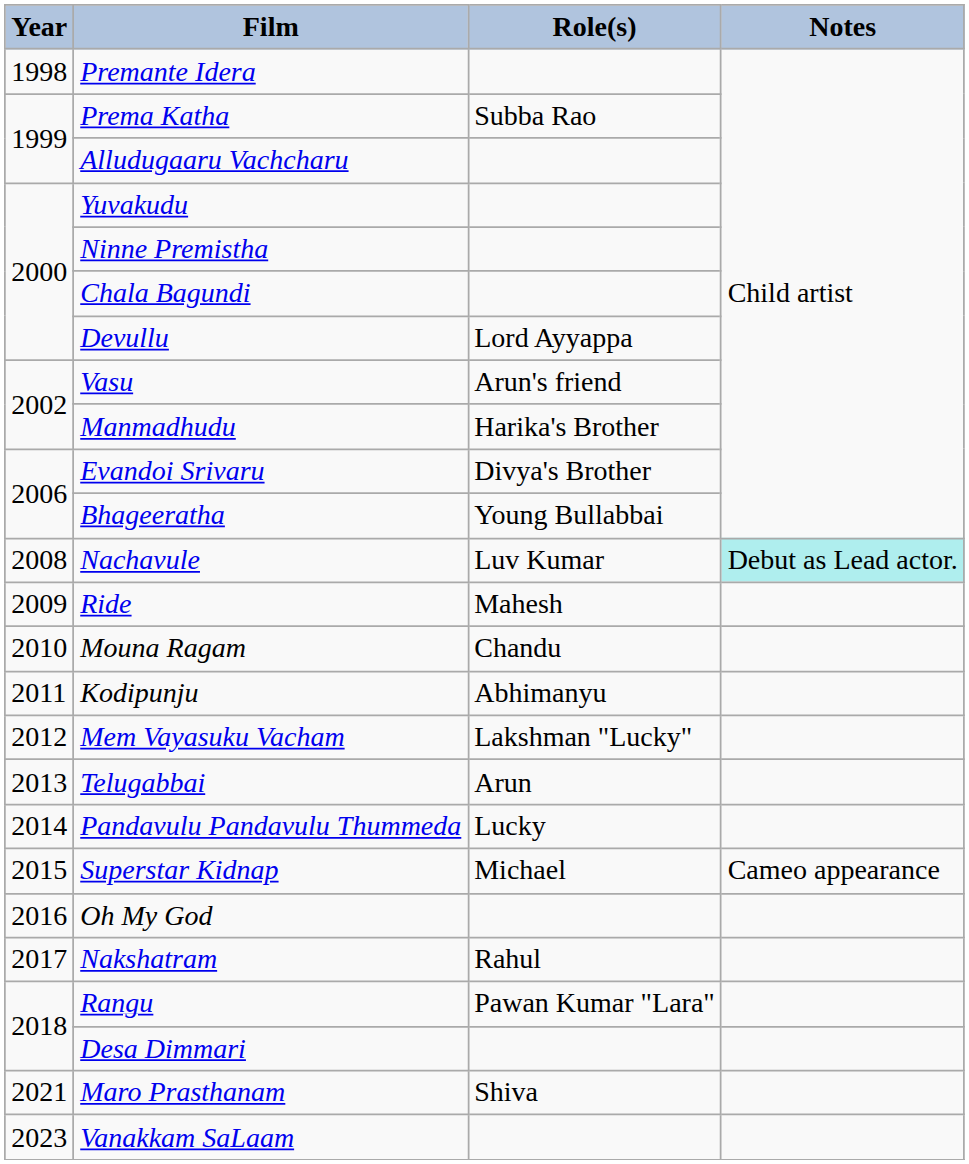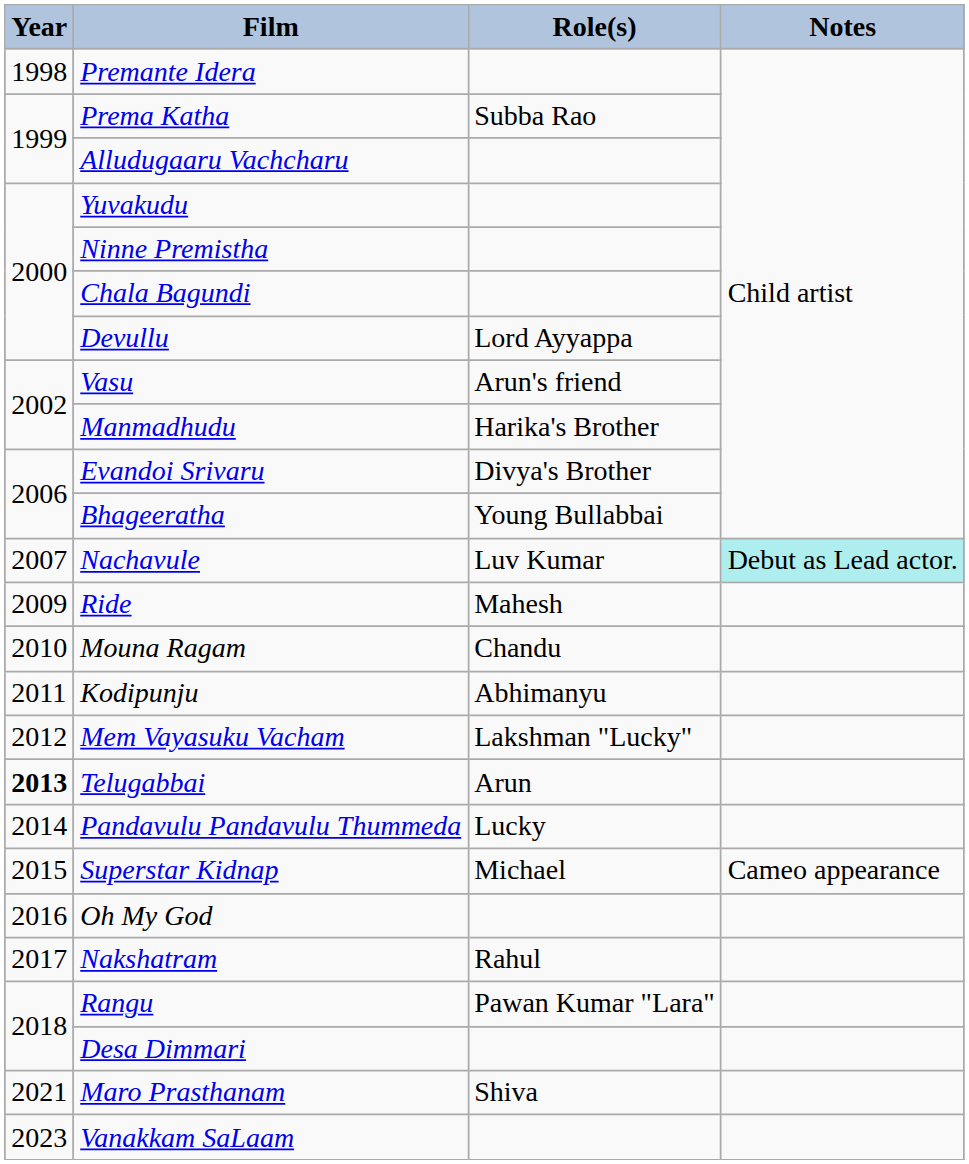(39, 559) 2008 -> (39, 559) 2007
(39, 781) normal -> (39, 781) bold
